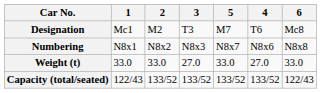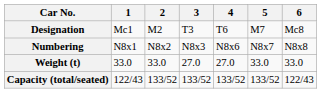columns swapped: (265, 12) <-> (231, 12)
